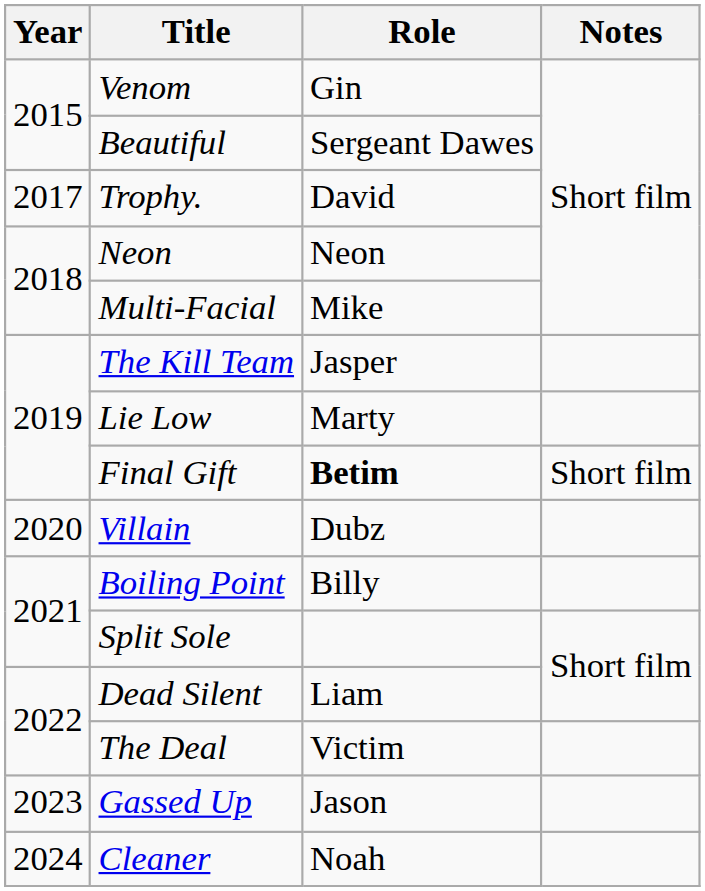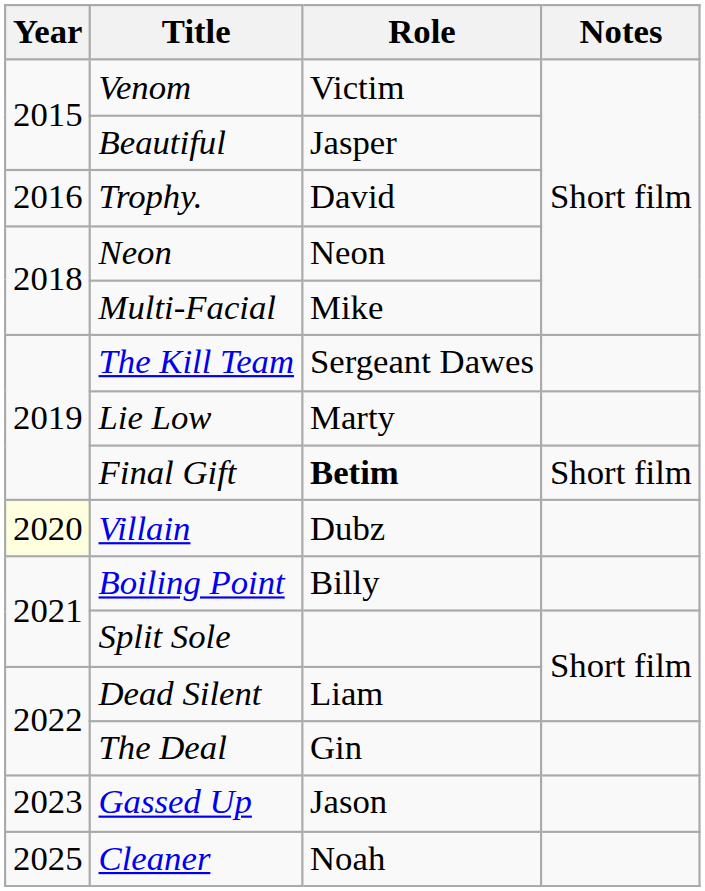(336, 87) Gin -> (357, 87) Victim
(422, 142) Sergeant Dawes -> (353, 142) Jasper
(48, 197) 2017 -> (48, 197) 2016
(353, 362) Jasper -> (422, 362) Sergeant Dawes
(48, 527) no background -> (48, 527) lightyellow background
(357, 747) Victim -> (336, 747) Gin
(48, 857) 2024 -> (48, 857) 2025
